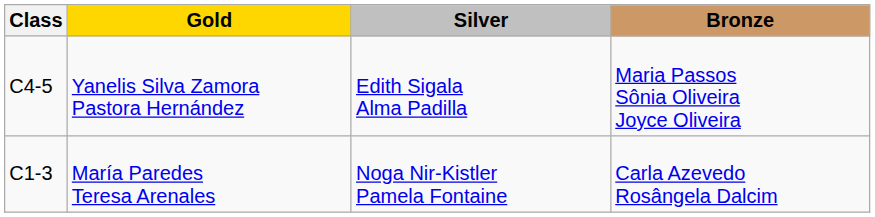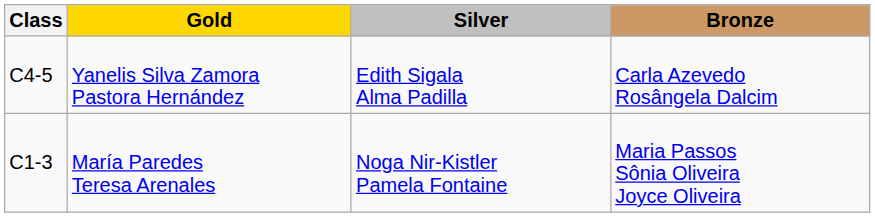(678, 97) Maria Passos Sônia Oliveira Joyce Oliveira -> (696, 85) Carla Azevedo Rosângela Dalcim
(696, 185) Carla Azevedo Rosângela Dalcim -> (678, 173) Maria Passos Sônia Oliveira Joyce Oliveira
